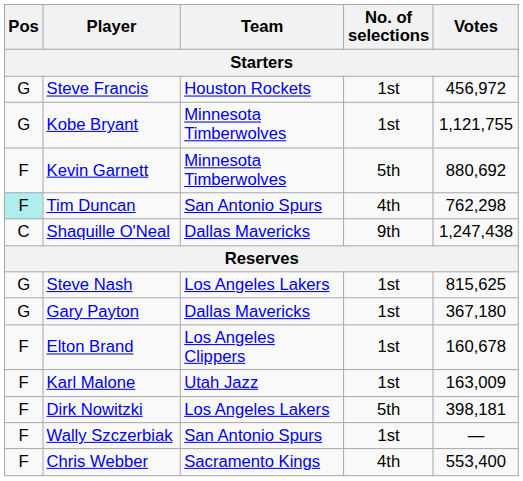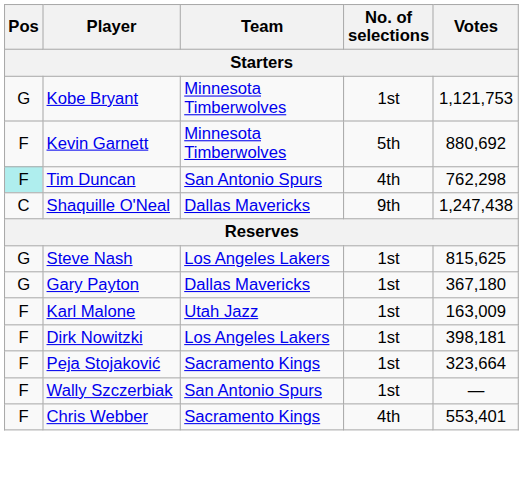- row: (97, 89)
(476, 124) 1,121,755 -> (476, 98) 1,121,753
- row: (90, 347)
(389, 409) 5th -> (389, 337) 1st
+ row: (103, 364)
(476, 462) 553,400 -> (476, 416) 553,401
